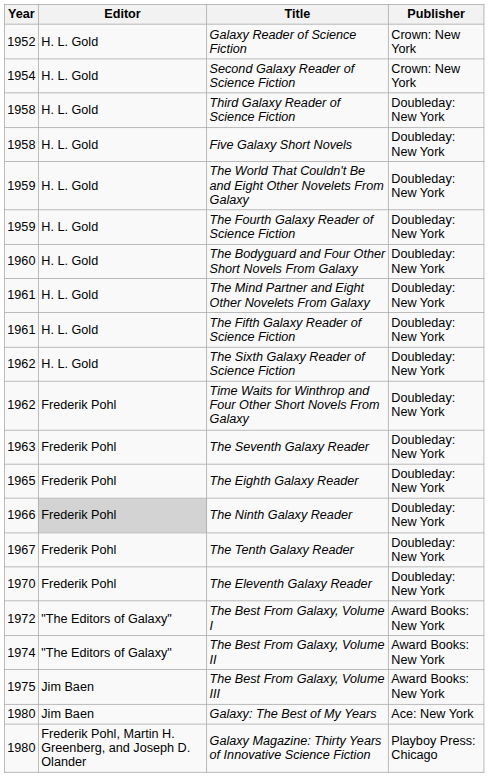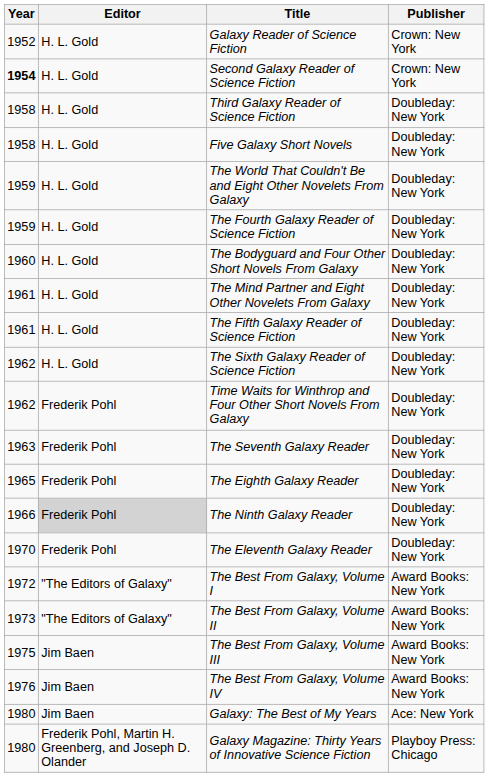(21, 75) normal -> (21, 75) bold
- row: (282, 549)
(21, 652) 1974 -> (21, 618) 1973
+ row: (297, 686)
